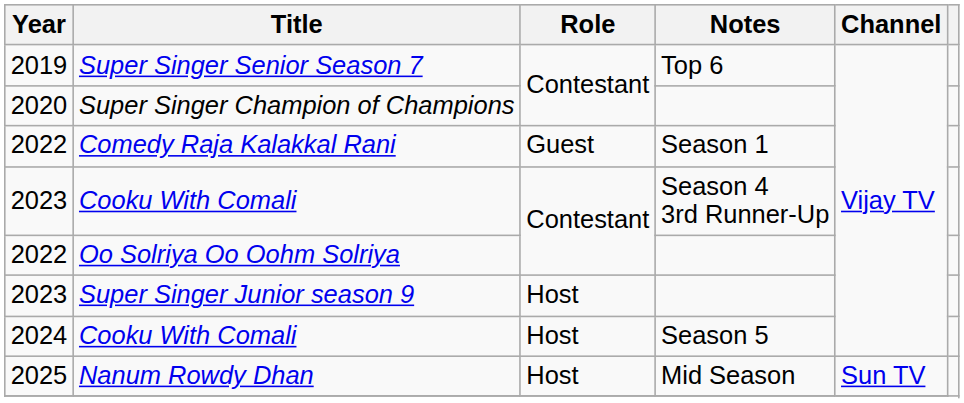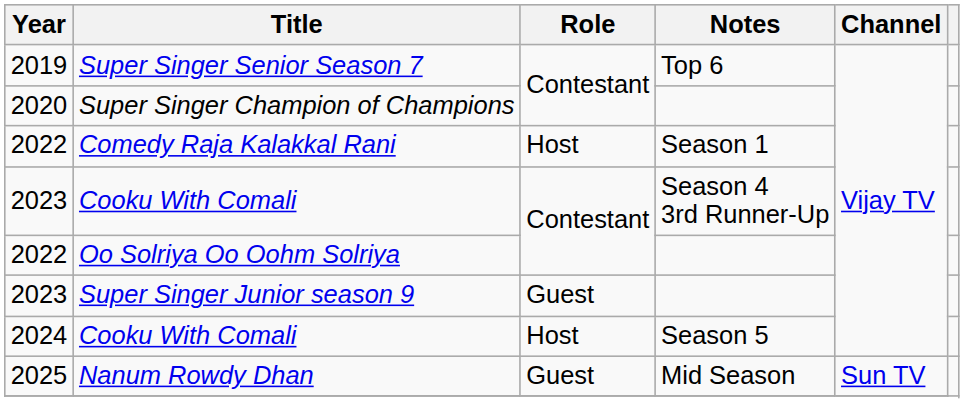(560, 145) Guest -> (552, 145) Host
(552, 295) Host -> (560, 295) Guest
(552, 376) Host -> (560, 376) Guest
